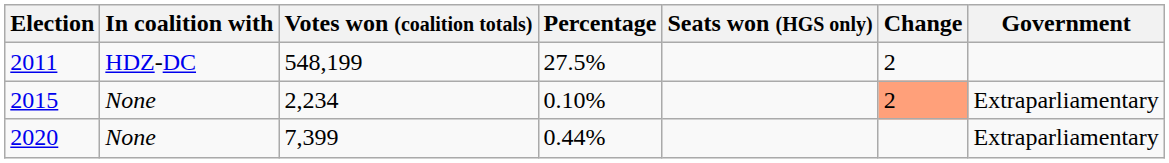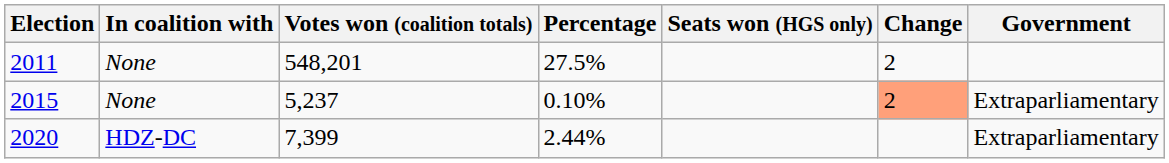(151, 61) HDZ-DC -> (131, 61) None
(323, 61) 548,199 -> (323, 61) 548,201
(311, 99) 2,234 -> (311, 99) 5,237
(131, 137) None -> (151, 137) HDZ-DC
(575, 137) 0.44% -> (575, 137) 2.44%
